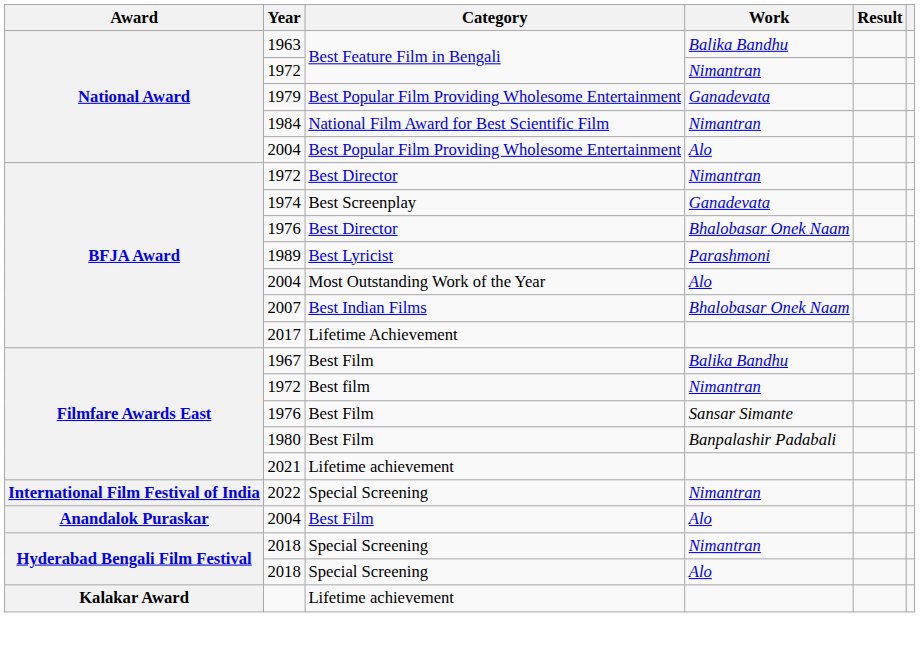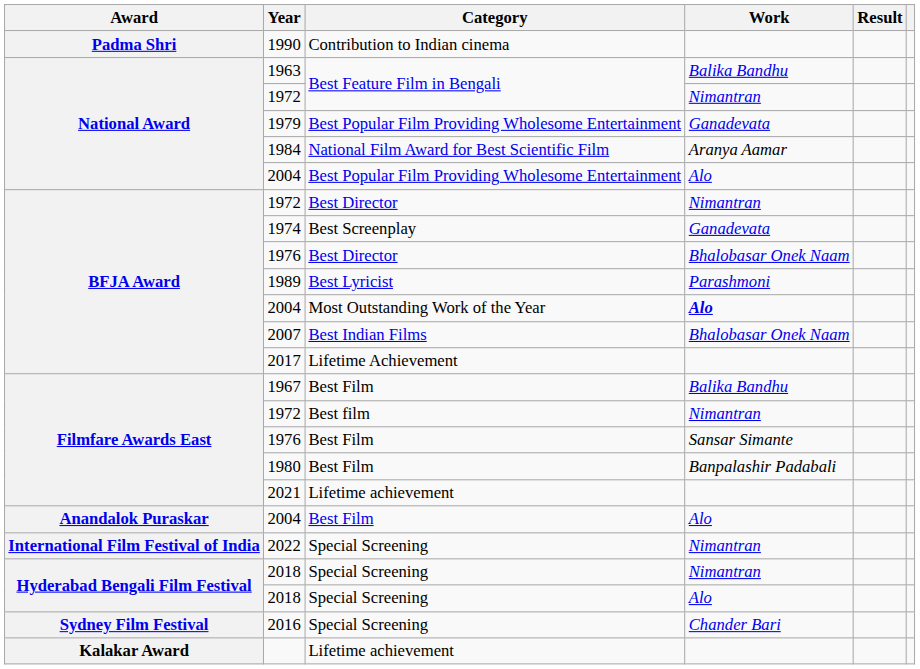+ row: (284, 44)
(725, 123) Nimantran -> (738, 149) Aranya Aamar
(700, 281) normal -> (701, 307) bold
rows swapped: (284, 519) <-> (284, 492)
+ row: (284, 624)
